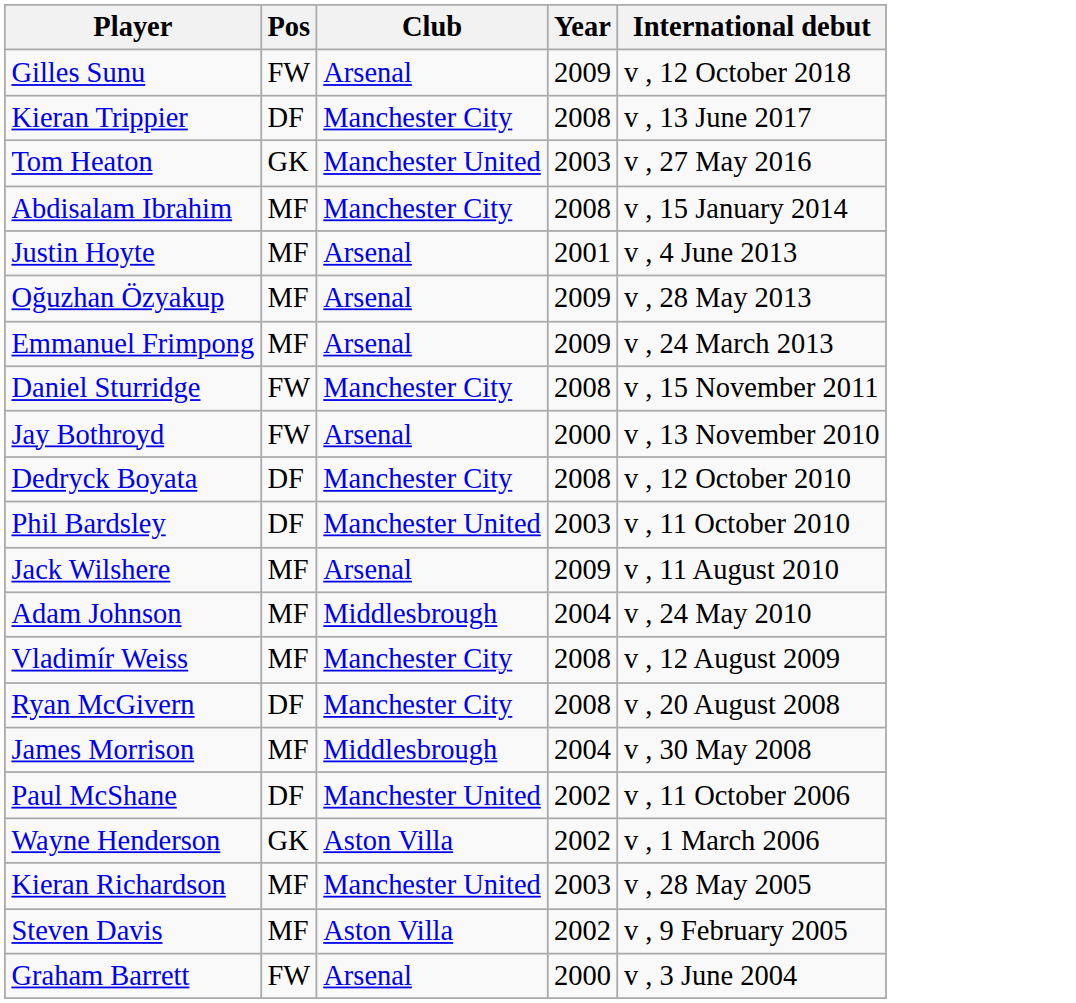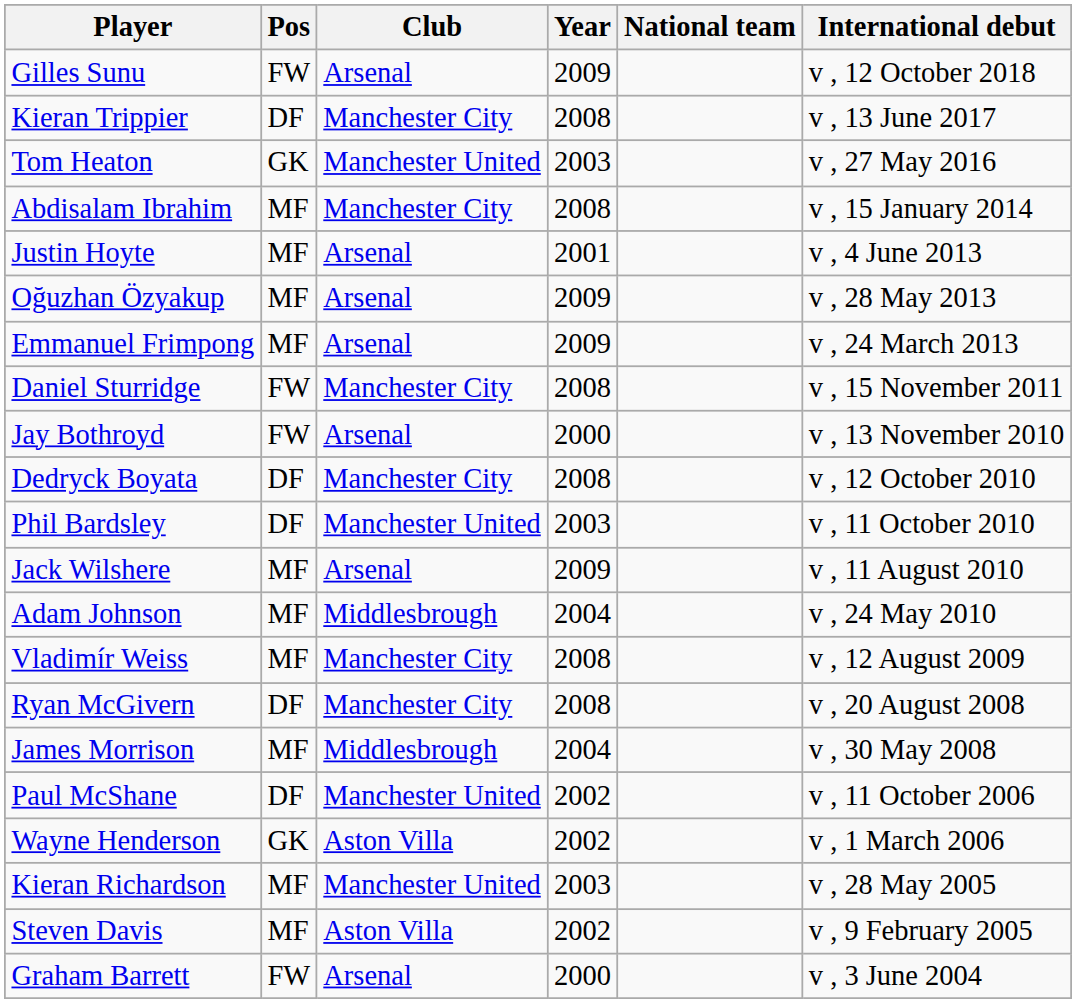+ column: (710, 27)
